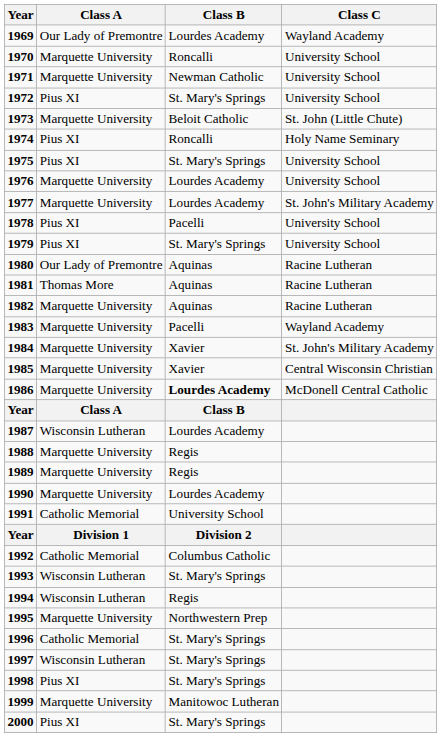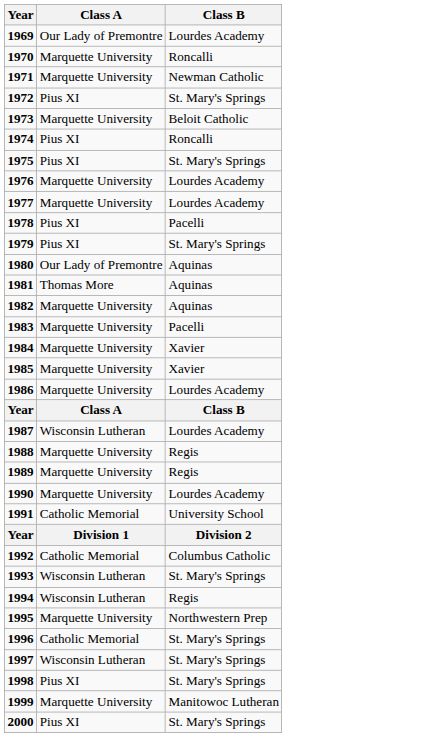- column: (359, 14)
(219, 389) bold -> (216, 389) normal
